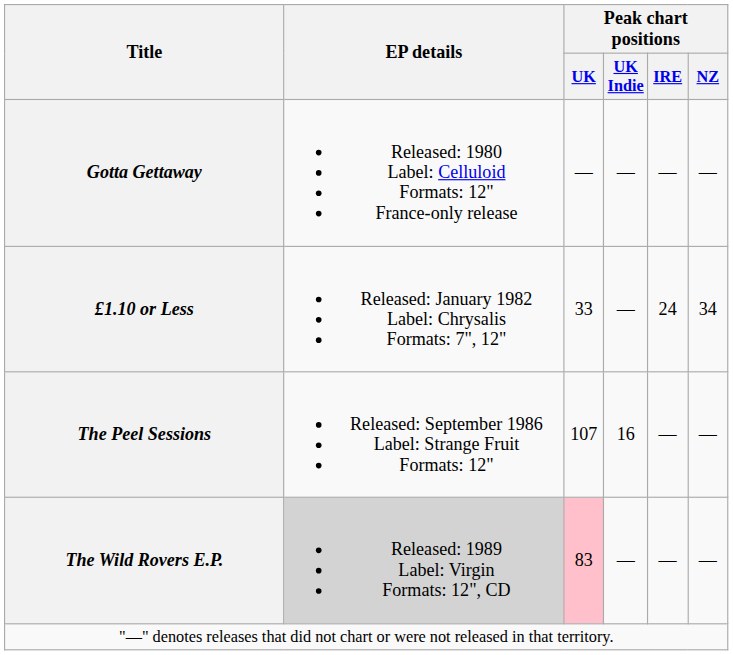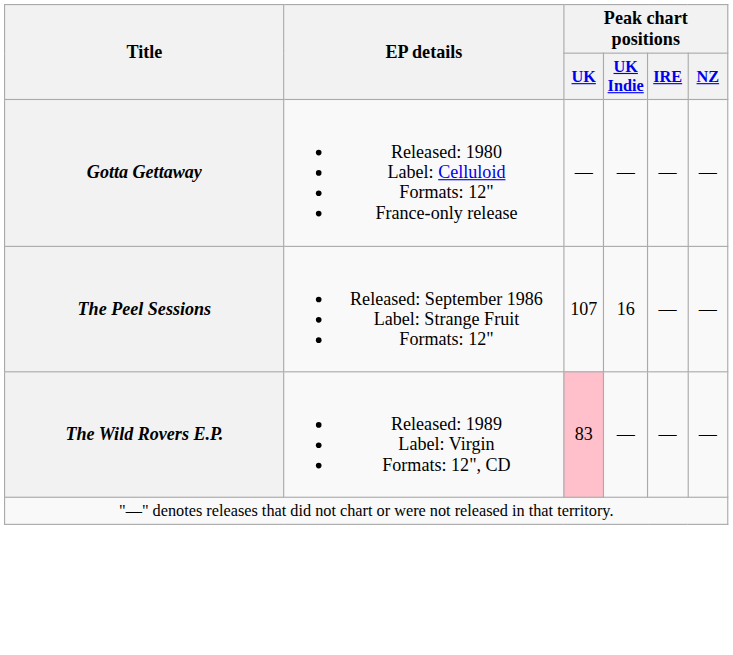- row: (144, 308)
(424, 571) lightgrey background -> (424, 445) no background
